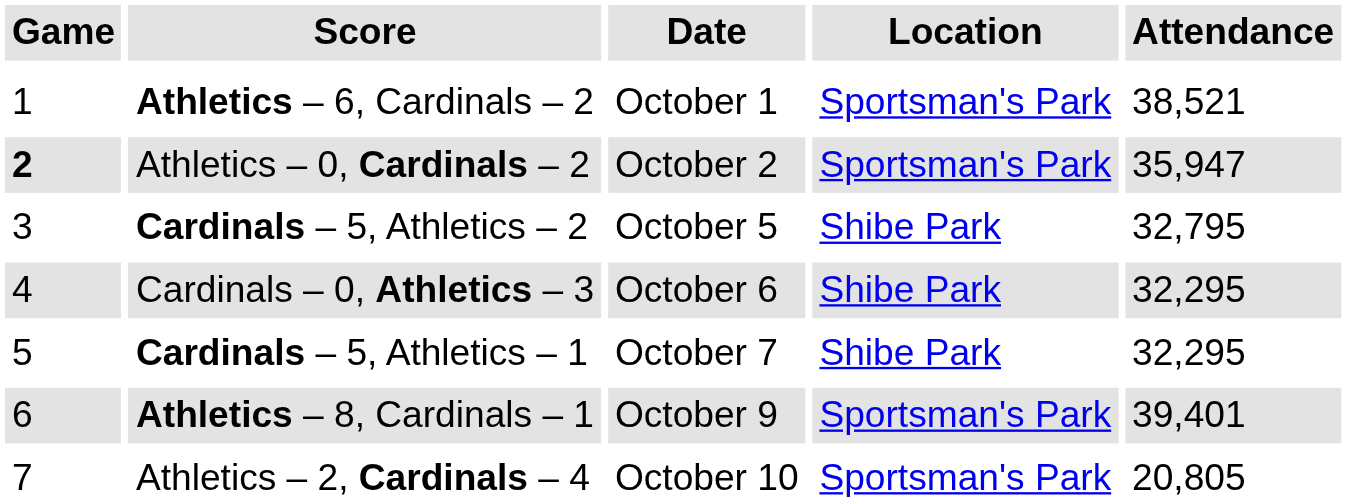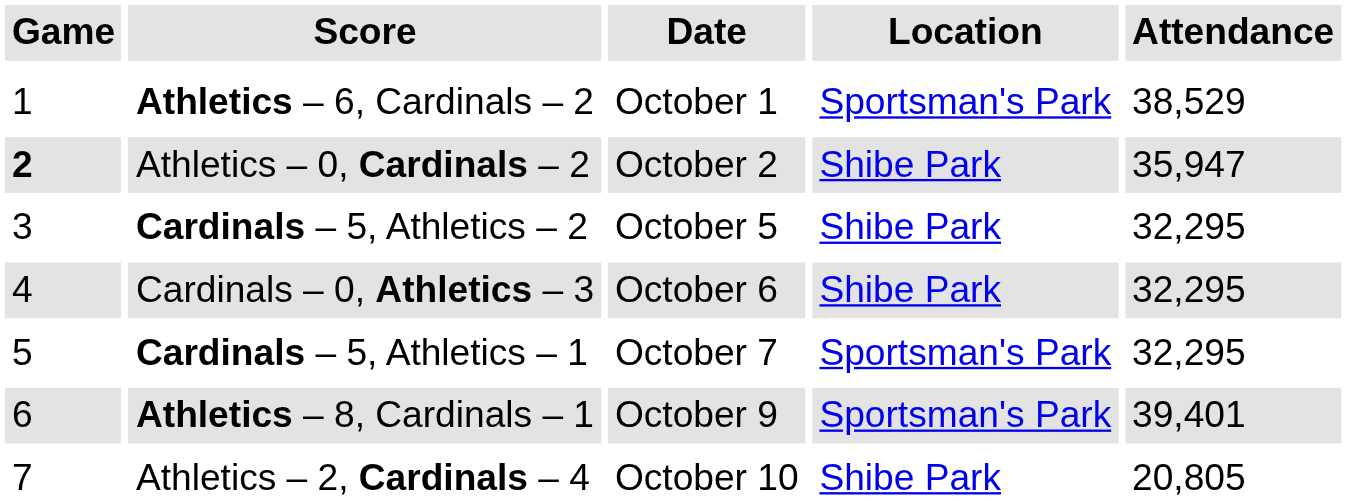(1189, 101) 38,521 -> (1189, 101) 38,529
(965, 164) Sportsman's Park -> (910, 164) Shibe Park
(1189, 227) 32,795 -> (1189, 227) 32,295
(910, 352) Shibe Park -> (965, 352) Sportsman's Park
(965, 477) Sportsman's Park -> (910, 477) Shibe Park
